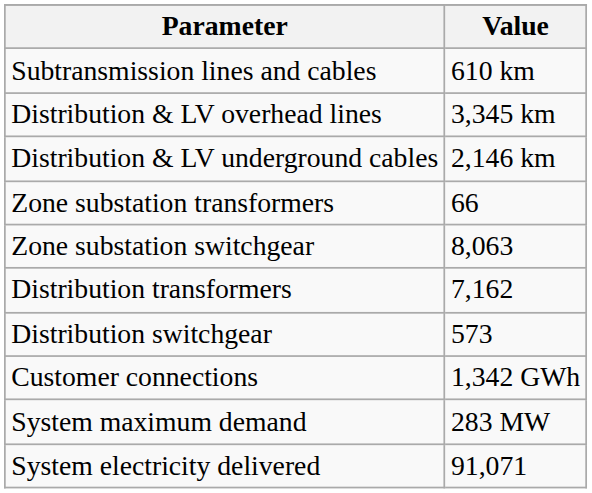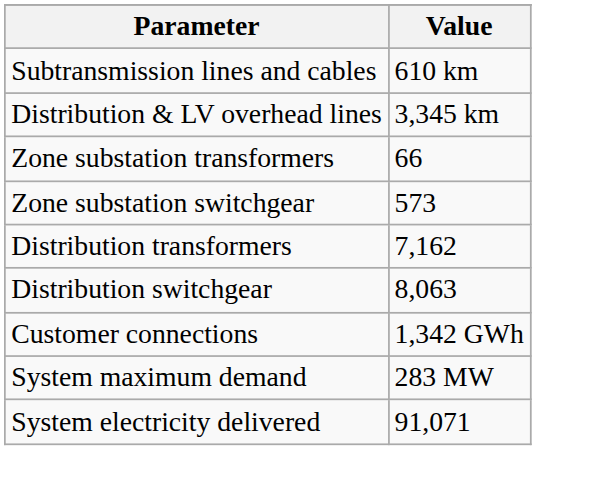- row: (225, 158)
(482, 245) 8,063 -> (415, 202) 573
(472, 333) 573 -> (426, 289) 8,063
